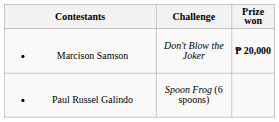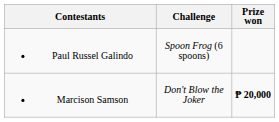rows swapped: (80, 100) <-> (80, 55)
